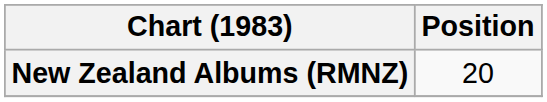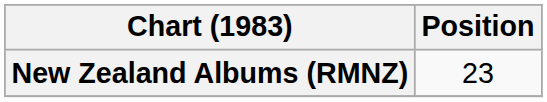(478, 72) 20 -> (478, 72) 23
